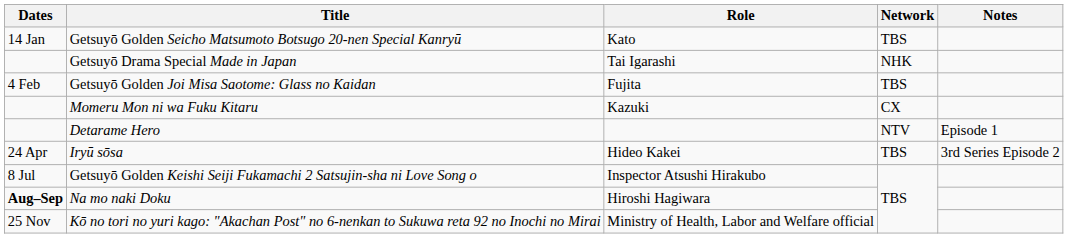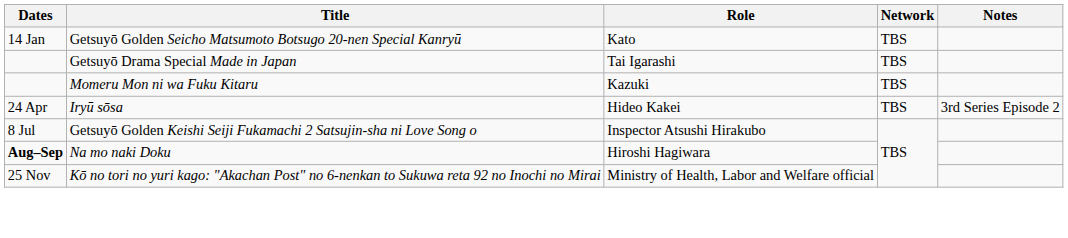(896, 61) NHK -> (894, 61) TBS
- row: (223, 84)
(891, 107) CX -> (894, 84) TBS
- row: (115, 130)
